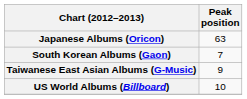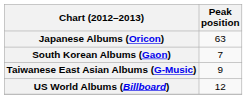(220, 86) 10 -> (220, 86) 12
